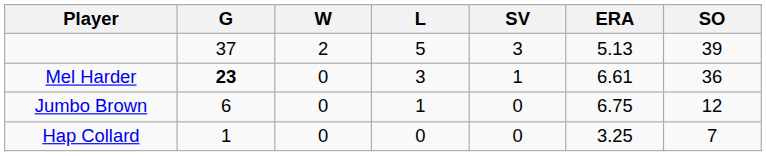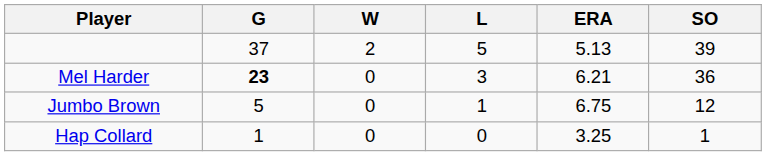- column: (518, 19)
(615, 77) 6.61 -> (593, 77) 6.21
(226, 106) 6 -> (259, 106) 5
(712, 135) 7 -> (705, 135) 1
